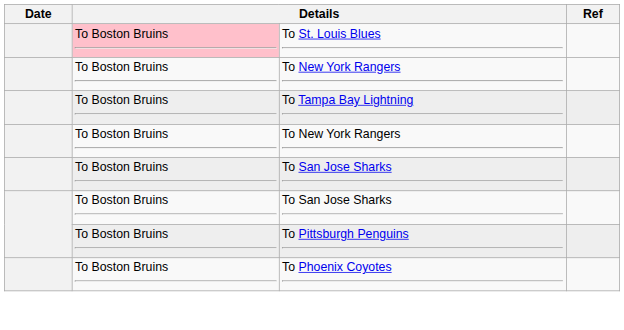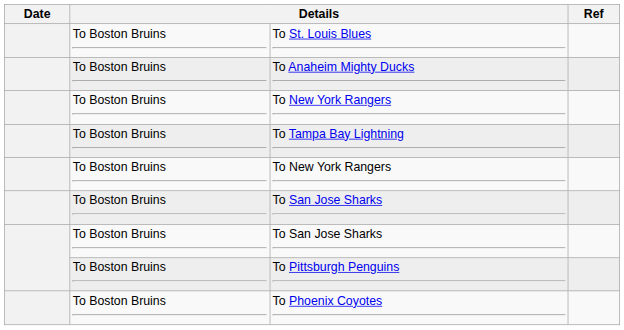(176, 38) pink background -> (170, 38) no background
+ row: (37, 74)
